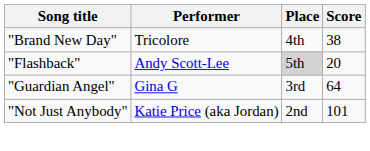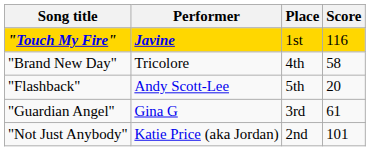+ row: (62, 39)
(334, 39) 38 -> (334, 63) 58
(295, 63) lightgrey background -> (295, 87) no background
(334, 87) 64 -> (334, 110) 61
